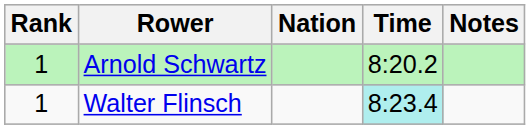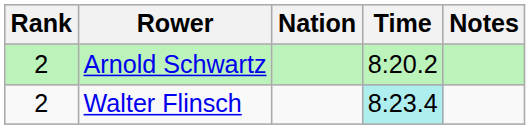(41, 64) 1 -> (41, 64) 2
(41, 104) 1 -> (41, 104) 2
